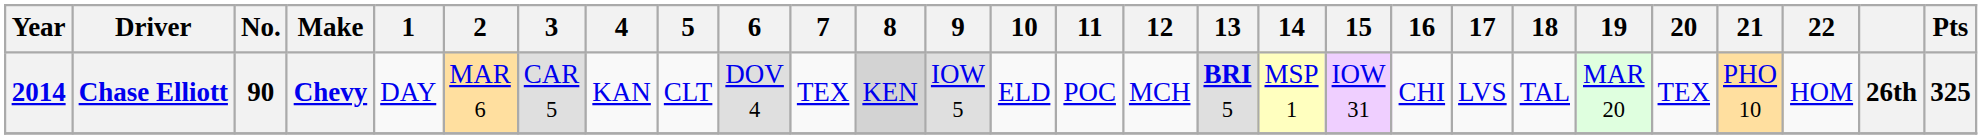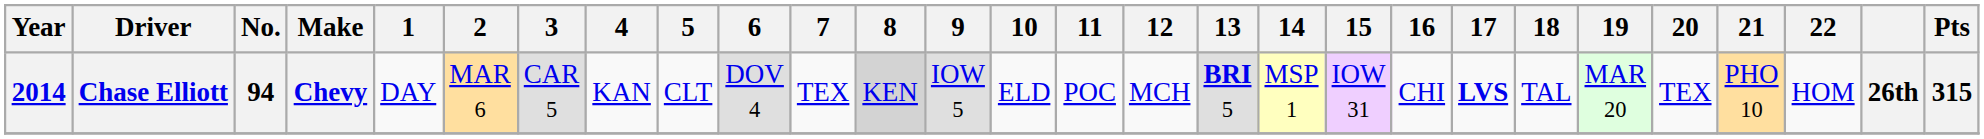(261, 91) 90 -> (261, 91) 94
(1482, 91) normal -> (1483, 91) bold
(1950, 91) 325 -> (1952, 91) 315
